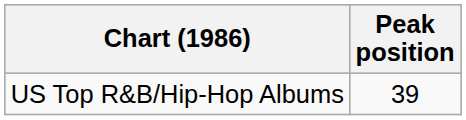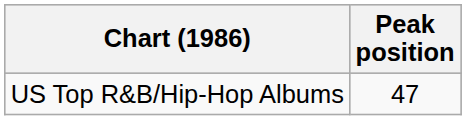(405, 93) 39 -> (405, 93) 47
